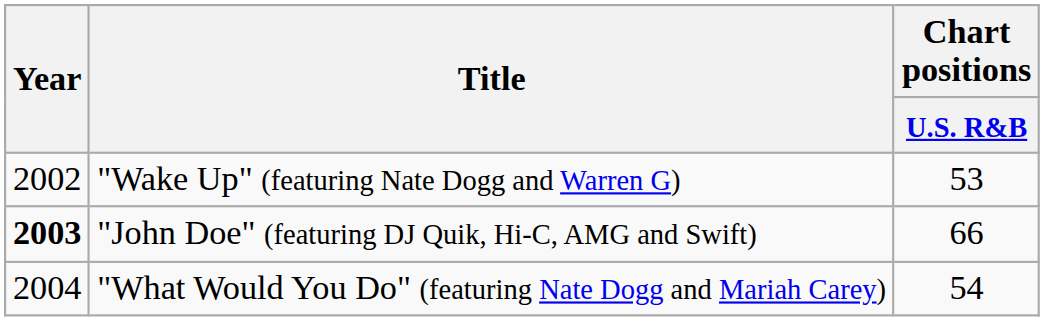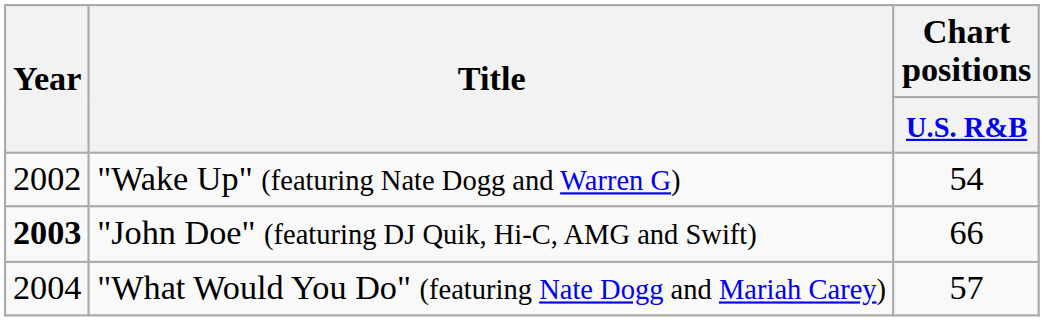(967, 178) 53 -> (967, 178) 54
(967, 287) 54 -> (967, 287) 57
